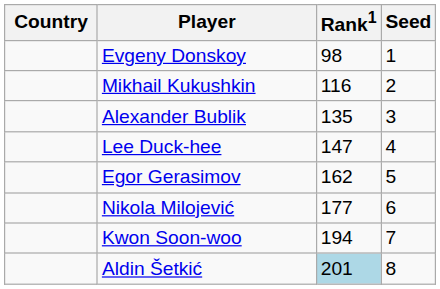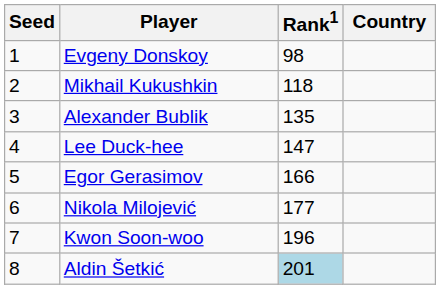columns swapped: (51, 22) <-> (408, 22)
(336, 85) 116 -> (298, 85) 118
(337, 177) 162 -> (299, 177) 166
(337, 238) 194 -> (299, 238) 196
